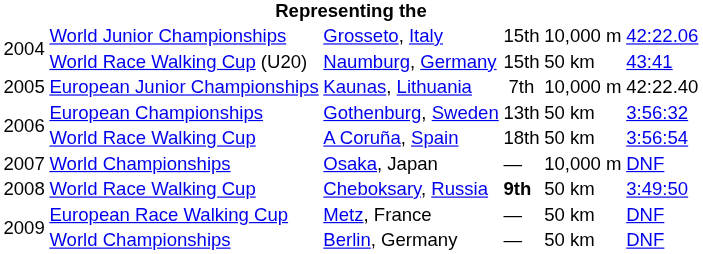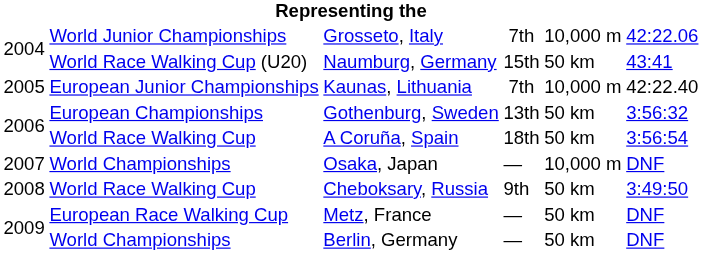(521, 36) 15th -> (521, 36) 7th
(517, 189) bold -> (516, 189) normal
